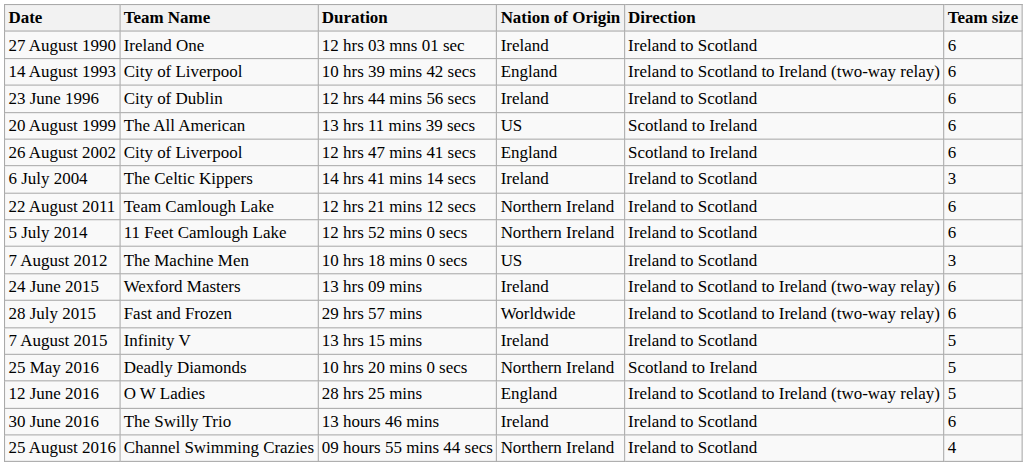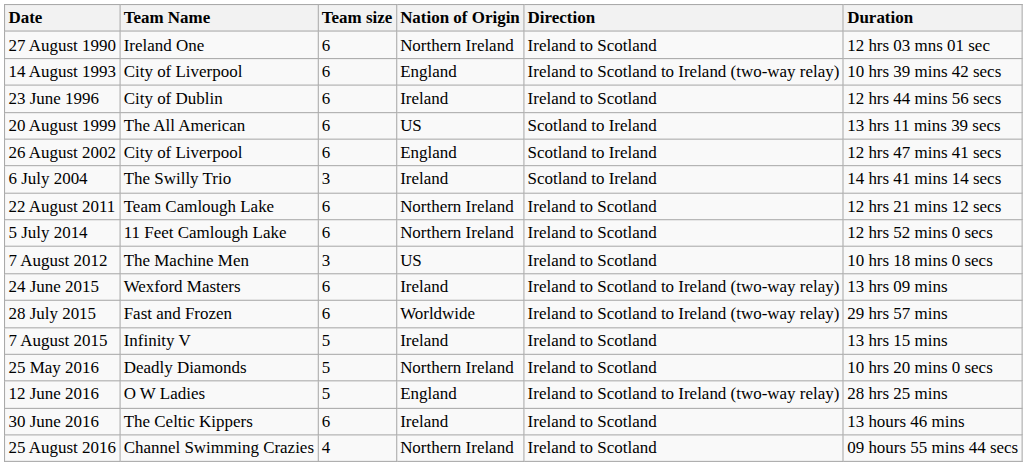columns swapped: (983, 17) <-> (355, 17)
(525, 44) Ireland -> (457, 44) Northern Ireland
(188, 179) The Celtic Kippers -> (177, 179) The Swilly Trio
(693, 179) Ireland to Scotland -> (592, 179) Scotland to Ireland
(693, 367) Scotland to Ireland -> (592, 367) Ireland to Scotland
(177, 421) The Swilly Trio -> (188, 421) The Celtic Kippers
